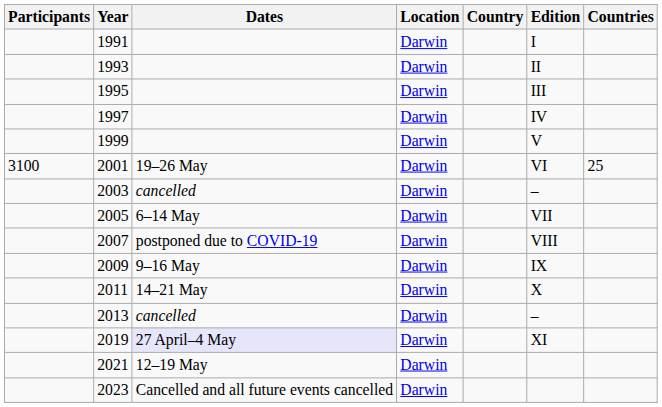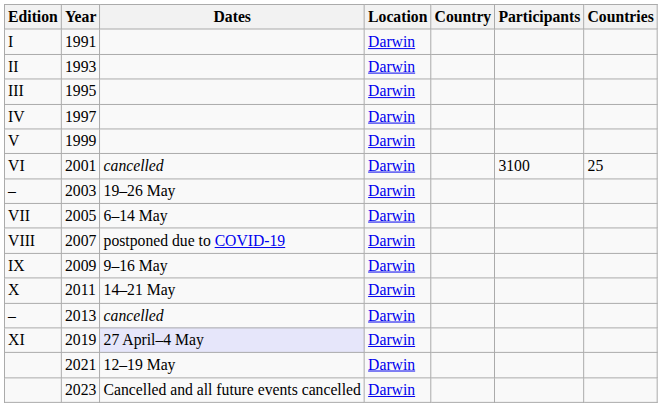columns swapped: (555, 16) <-> (49, 16)
(172, 166) 19–26 May -> (134, 166) cancelled
(166, 191) cancelled -> (140, 191) 19–26 May
